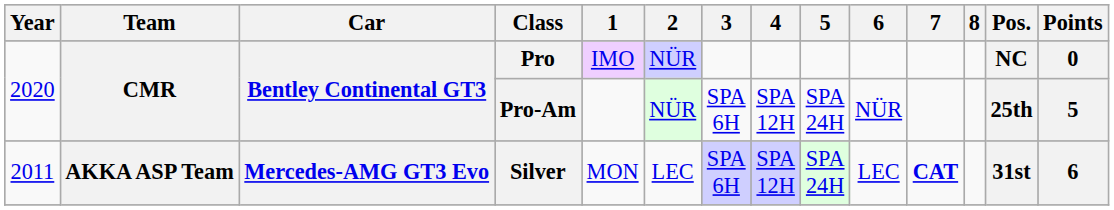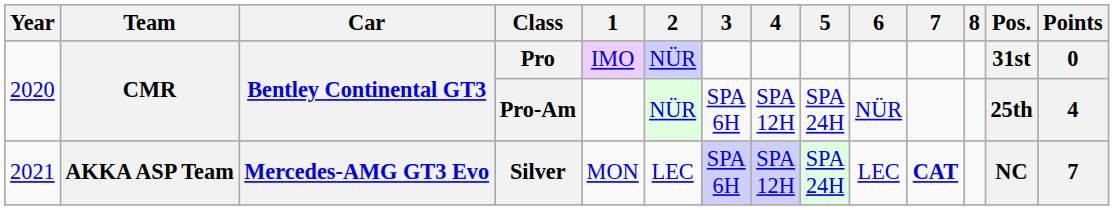(1011, 59) NC -> (1011, 59) 31st
(1073, 109) 5 -> (1073, 109) 4
(32, 172) 2011 -> (32, 172) 2021
(1011, 172) 31st -> (1011, 172) NC
(1073, 172) 6 -> (1073, 172) 7
